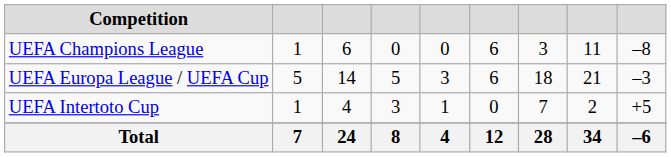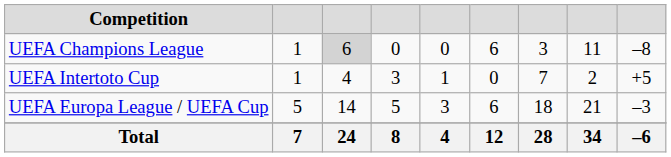(347, 48) no background -> (347, 48) lightgrey background
rows swapped: (139, 78) <-> (84, 107)
